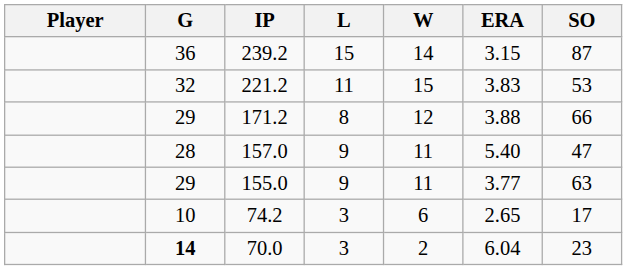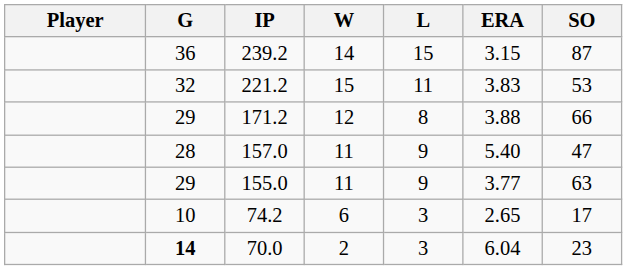columns swapped: (423, 20) <-> (344, 20)
